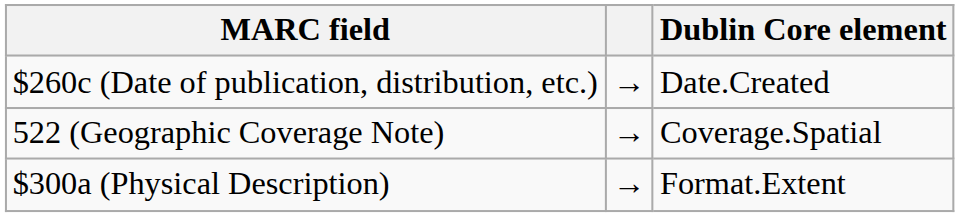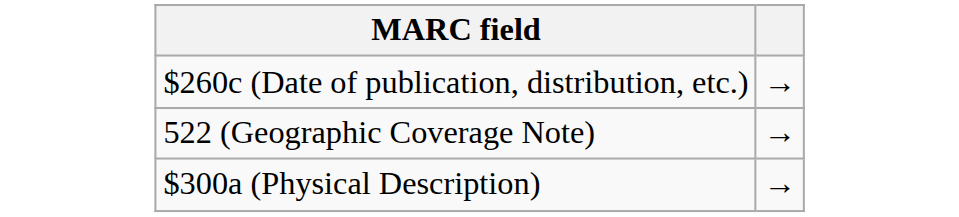- column: (803, 30)
